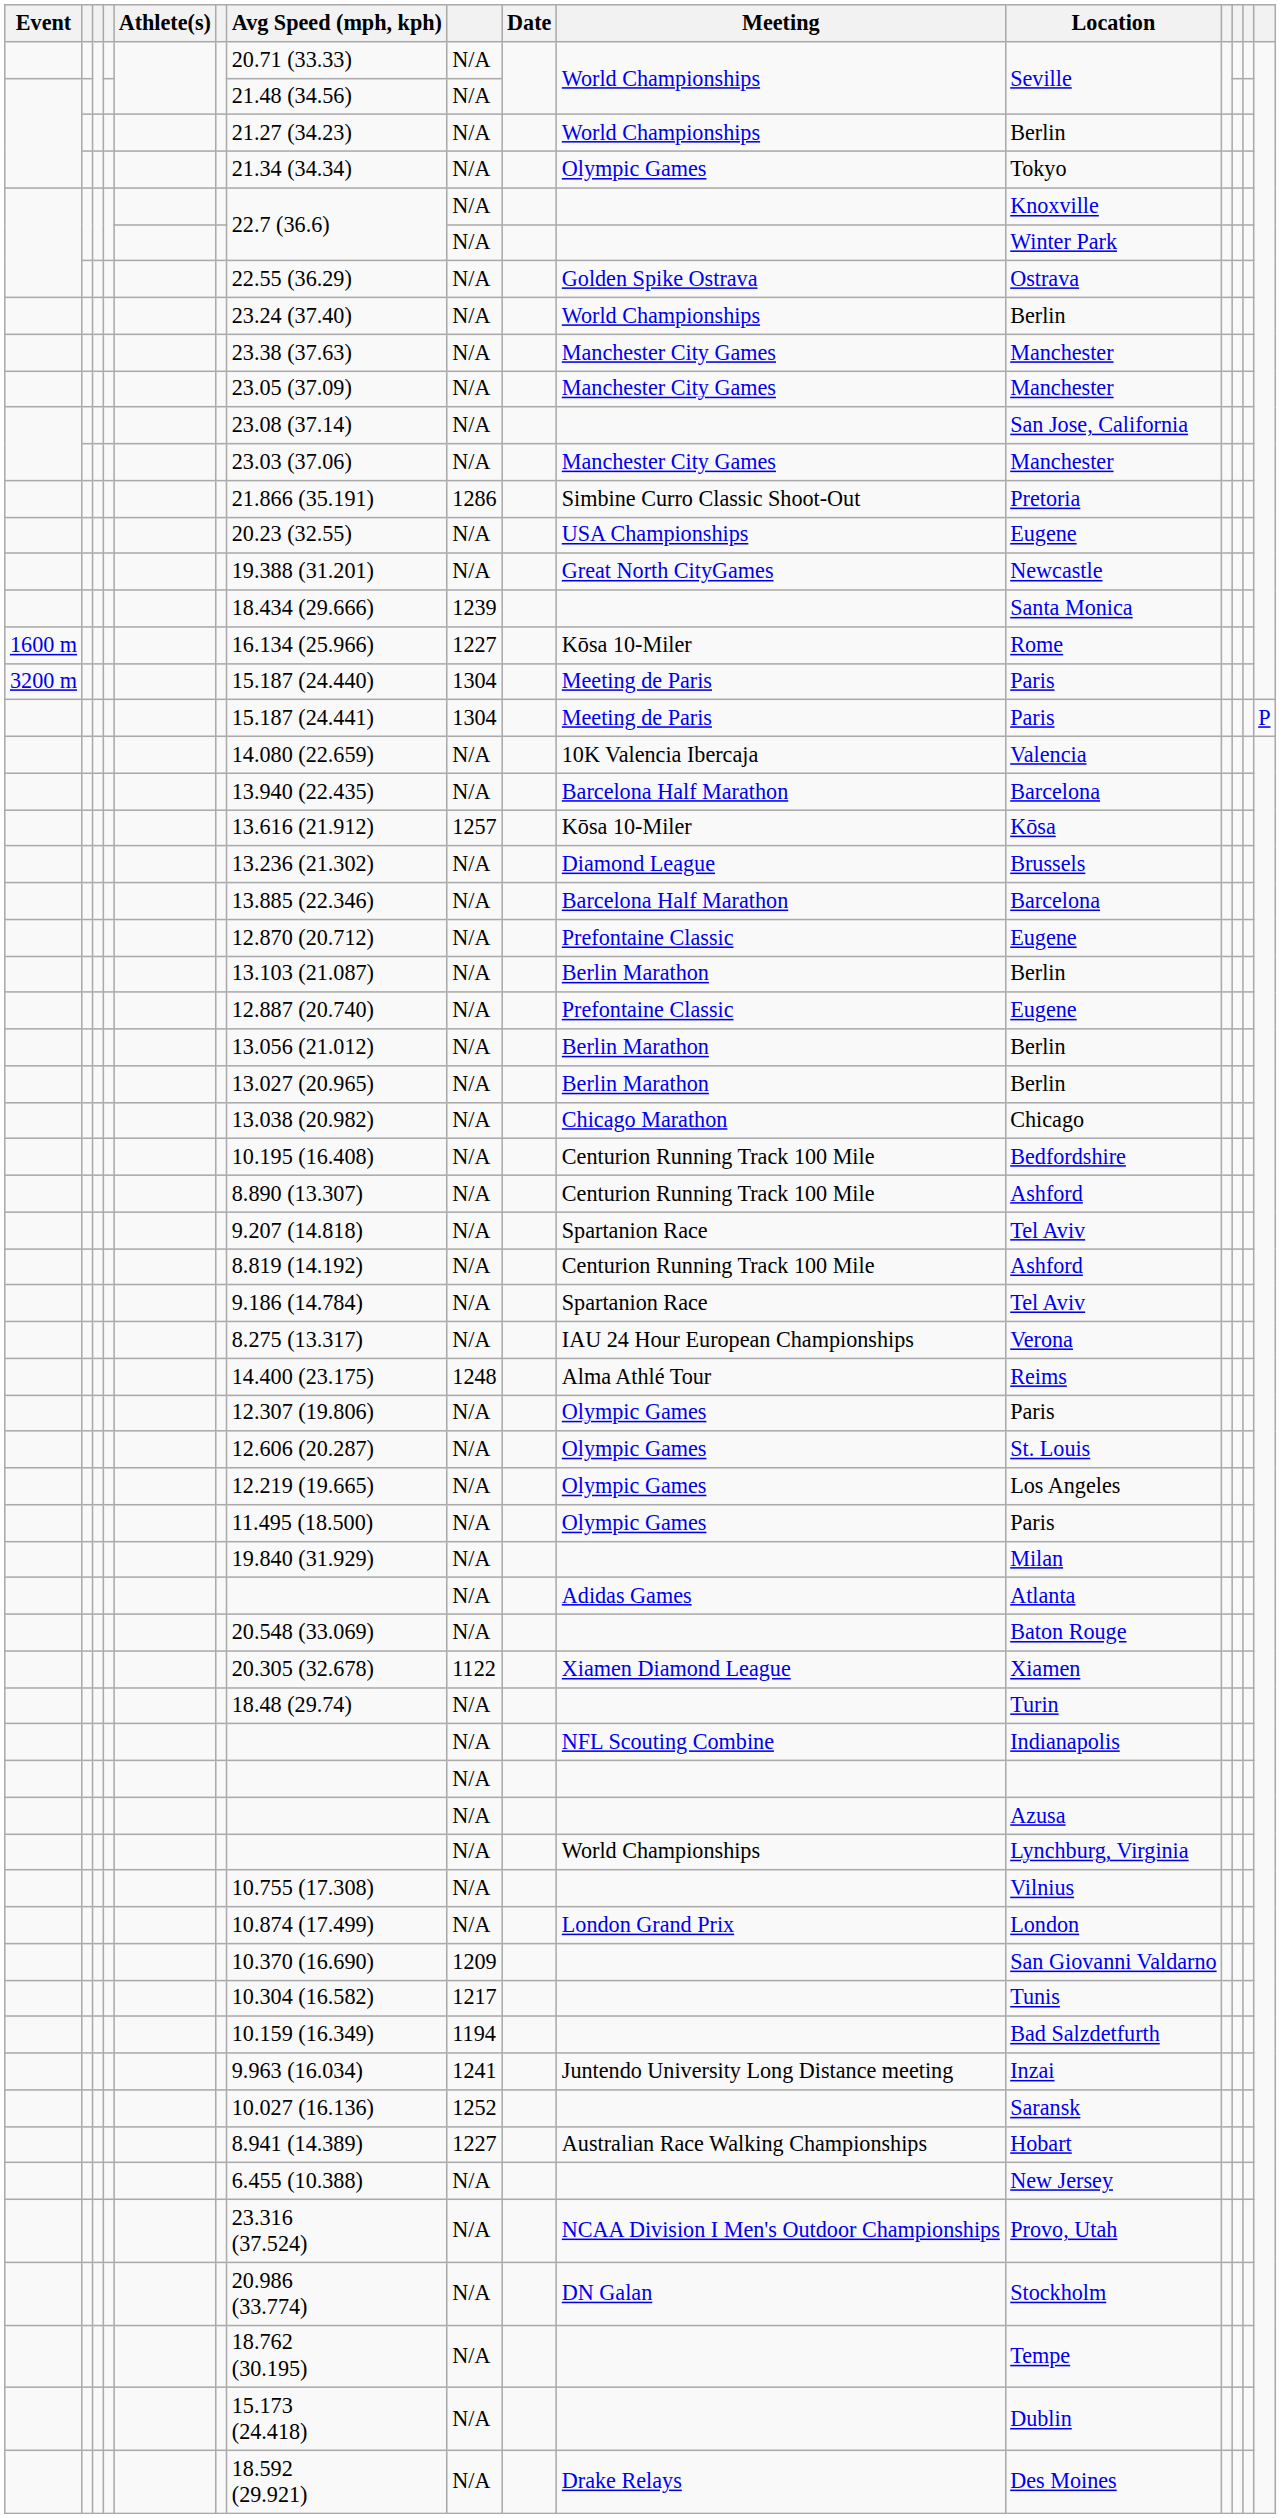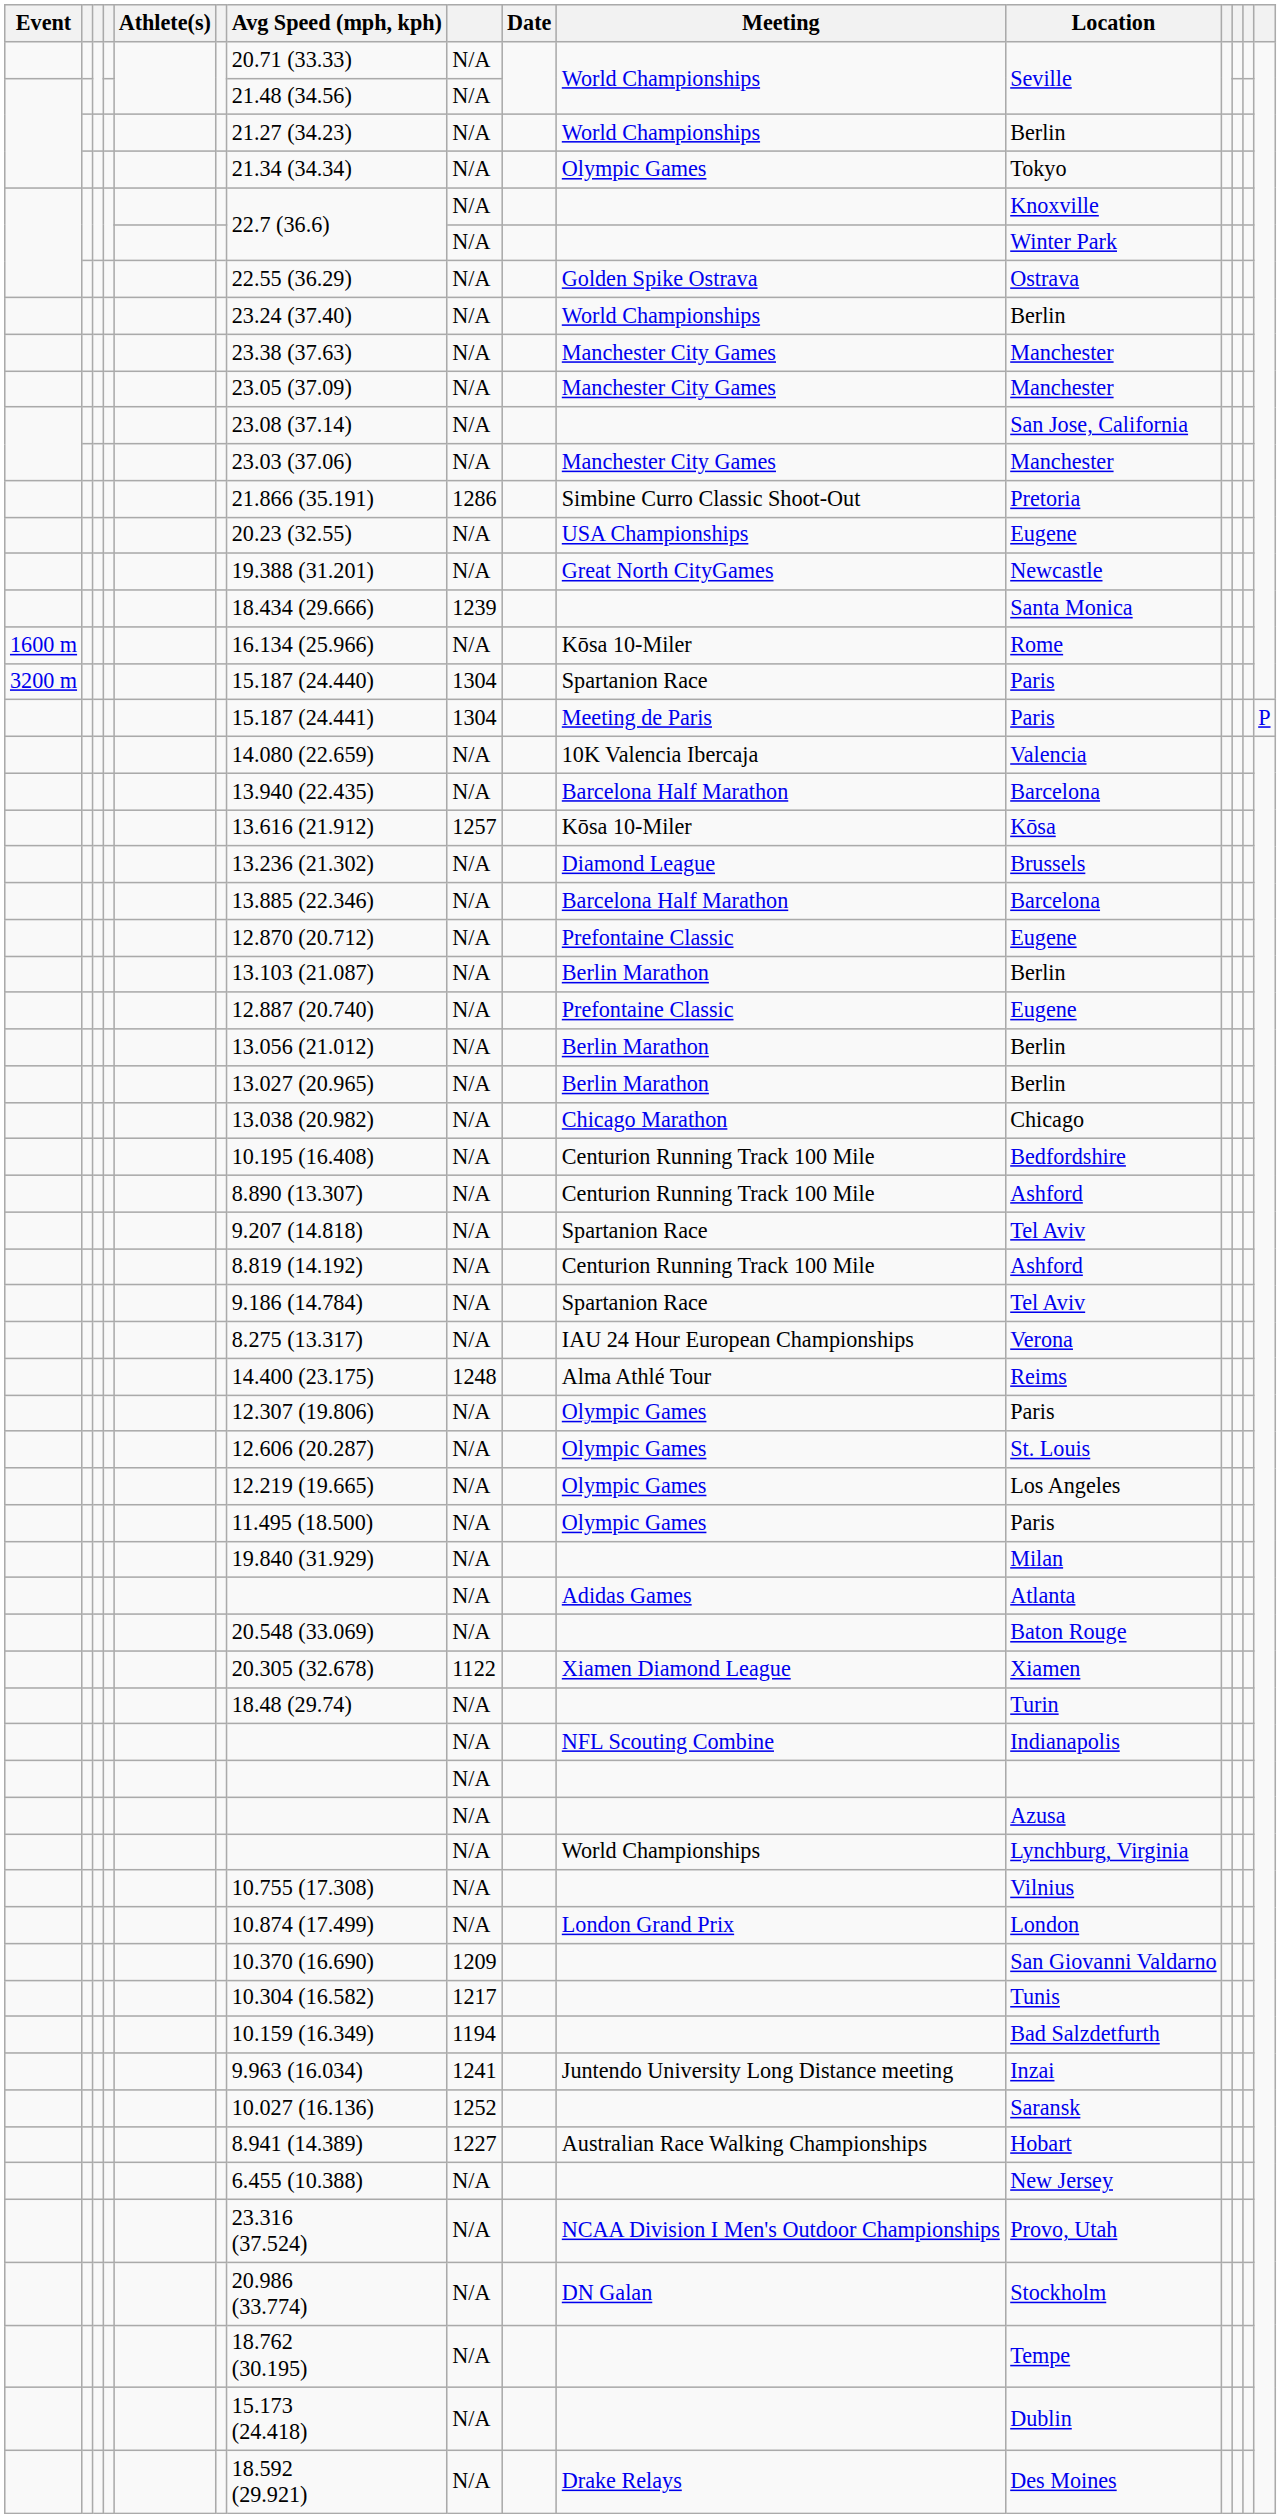(475, 644) 1227 -> (471, 644) N/A
(637, 681) Meeting de Paris -> (635, 681) Spartanion Race
